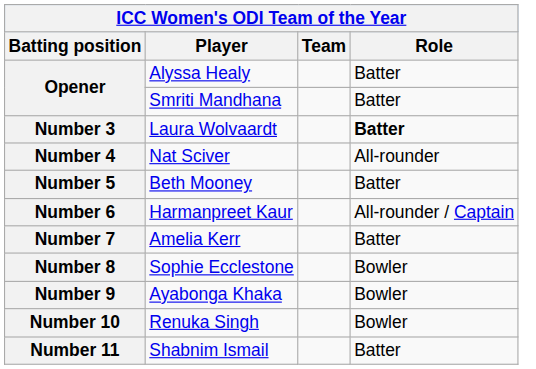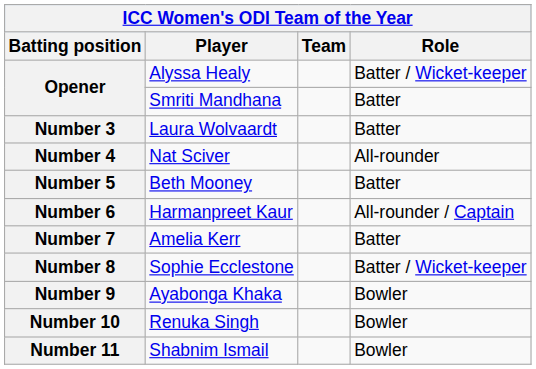(377, 73) Batter -> (440, 73) Batter / Wicket-keeper
(379, 128) bold -> (377, 128) normal
(381, 267) Bowler -> (440, 267) Batter / Wicket-keeper
(377, 350) Batter -> (381, 350) Bowler
